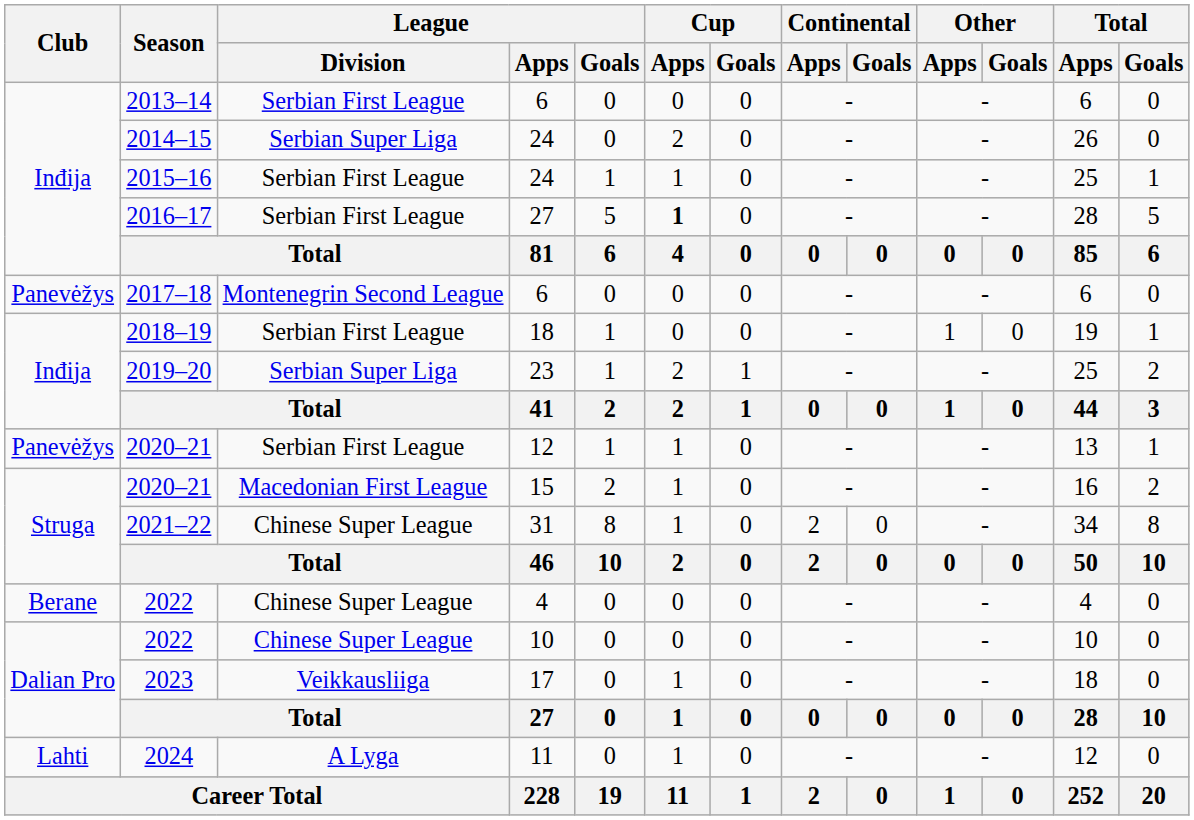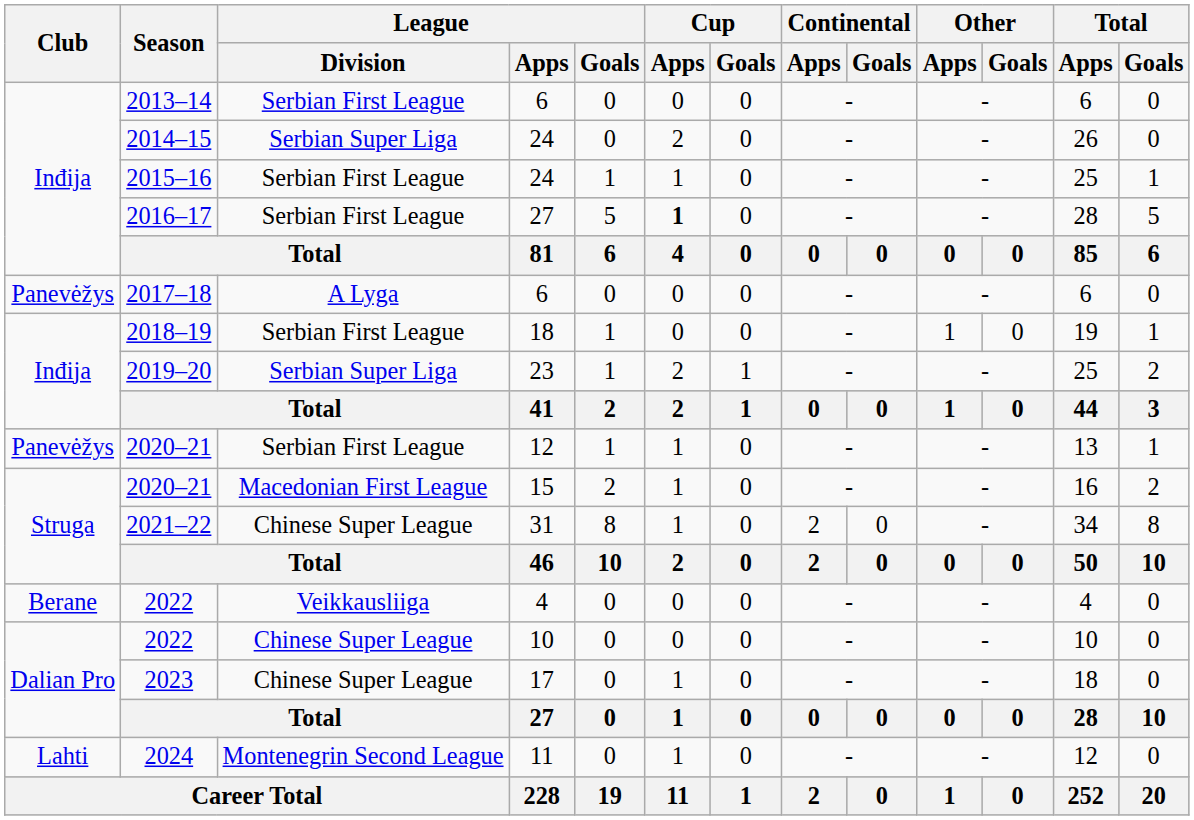(363, 293) Montenegrin Second League -> (363, 293) A Lyga
(363, 602) Chinese Super League -> (363, 602) Veikkausliiga
(363, 679) Veikkausliiga -> (363, 679) Chinese Super League
(363, 756) A Lyga -> (363, 756) Montenegrin Second League
